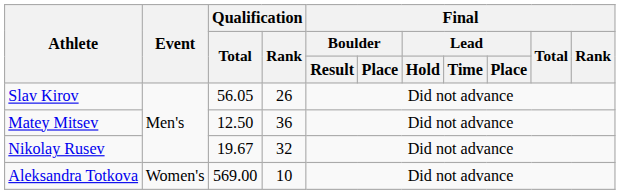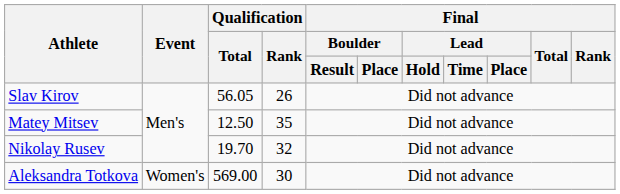(284, 123) 36 -> (284, 123) 35
(235, 149) 19.67 -> (235, 149) 19.70
(284, 176) 10 -> (284, 176) 30
